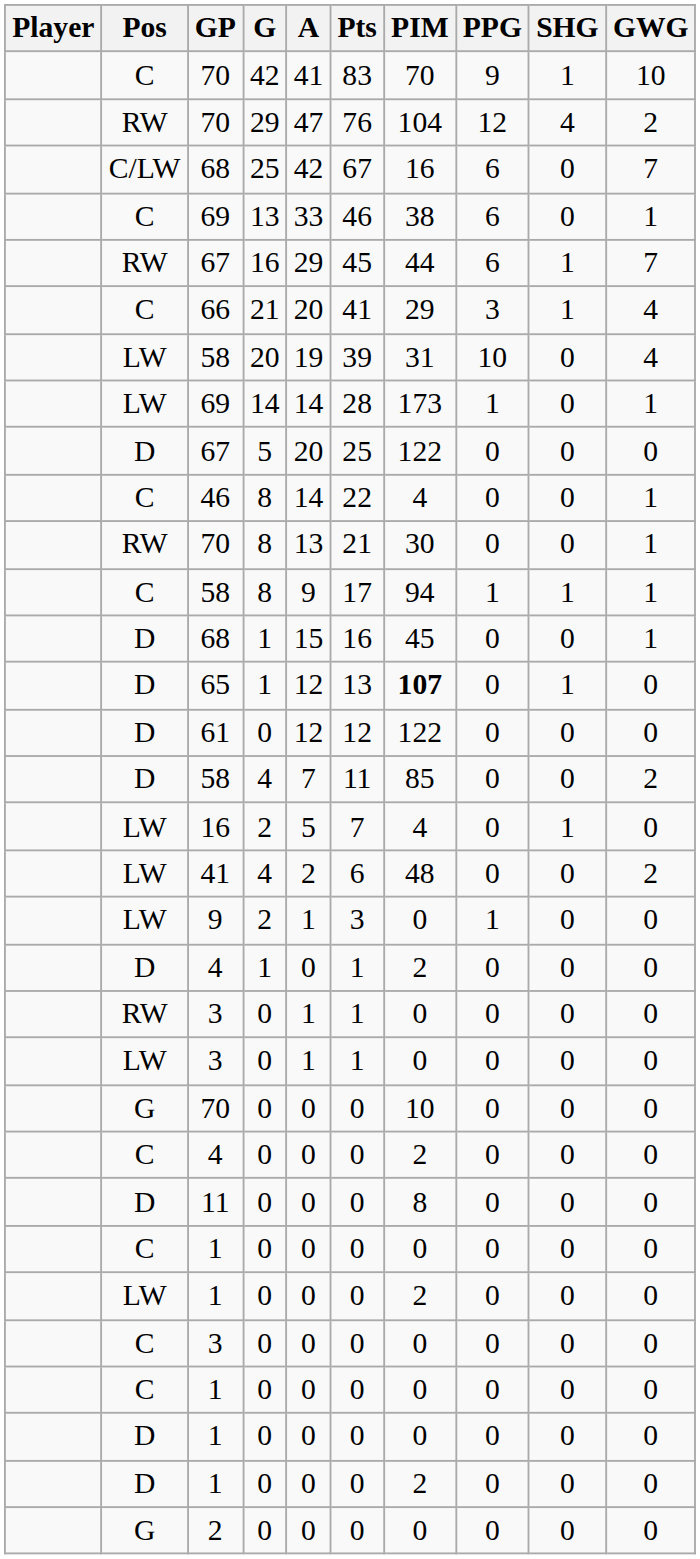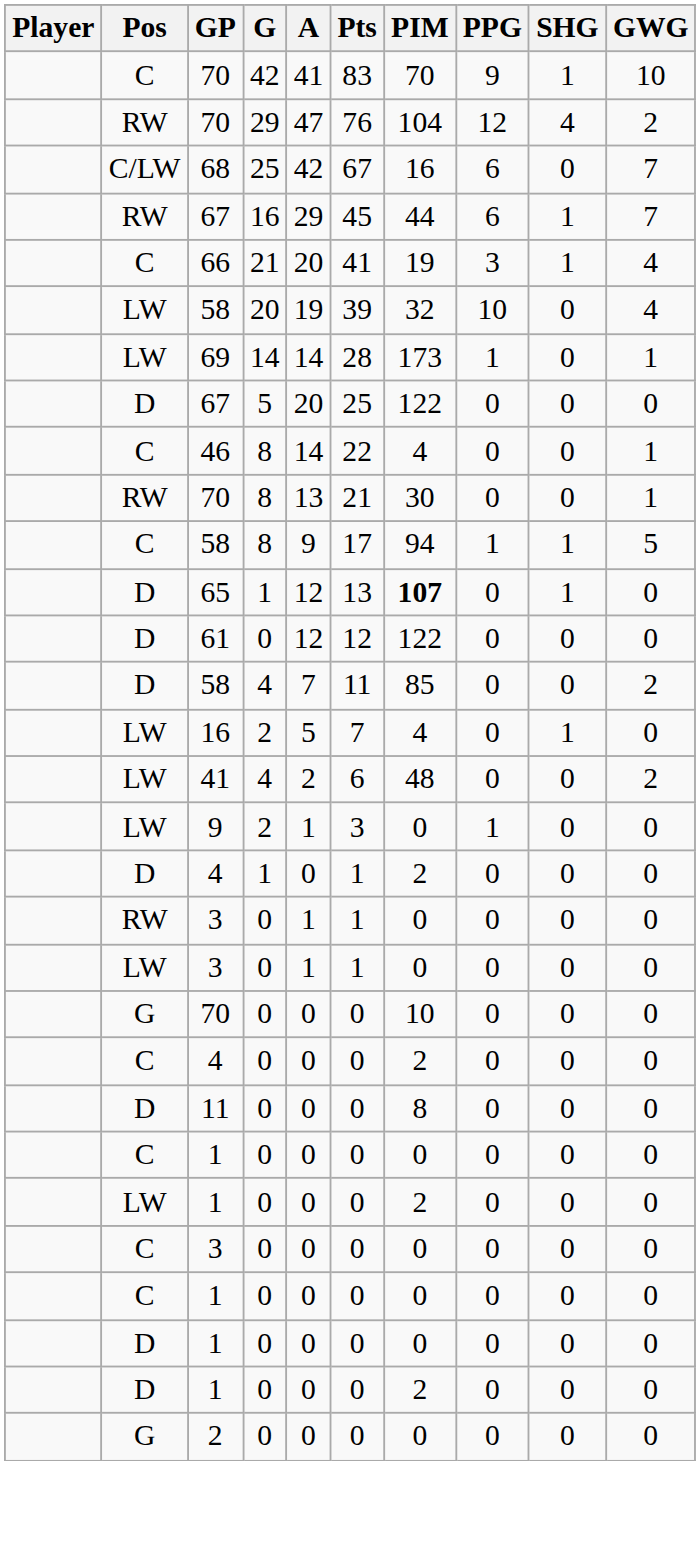- row: (145, 215)
(420, 309) 29 -> (420, 262) 19
(420, 356) 31 -> (420, 309) 32
(651, 591) 1 -> (651, 544) 5
- row: (145, 638)
